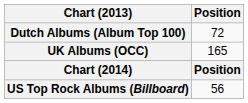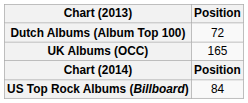(217, 88) 56 -> (217, 88) 84
